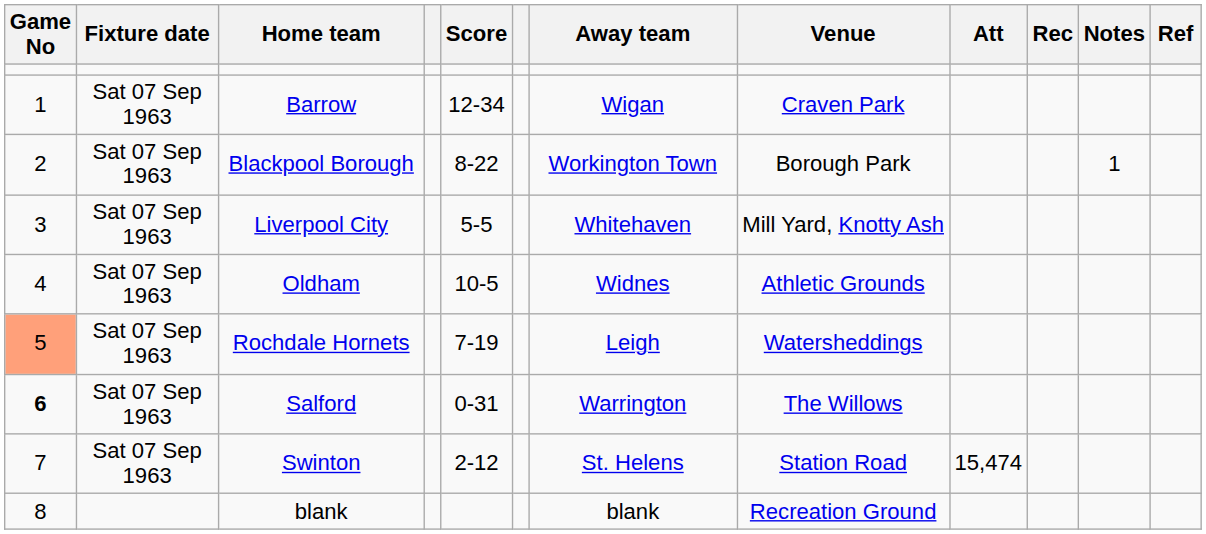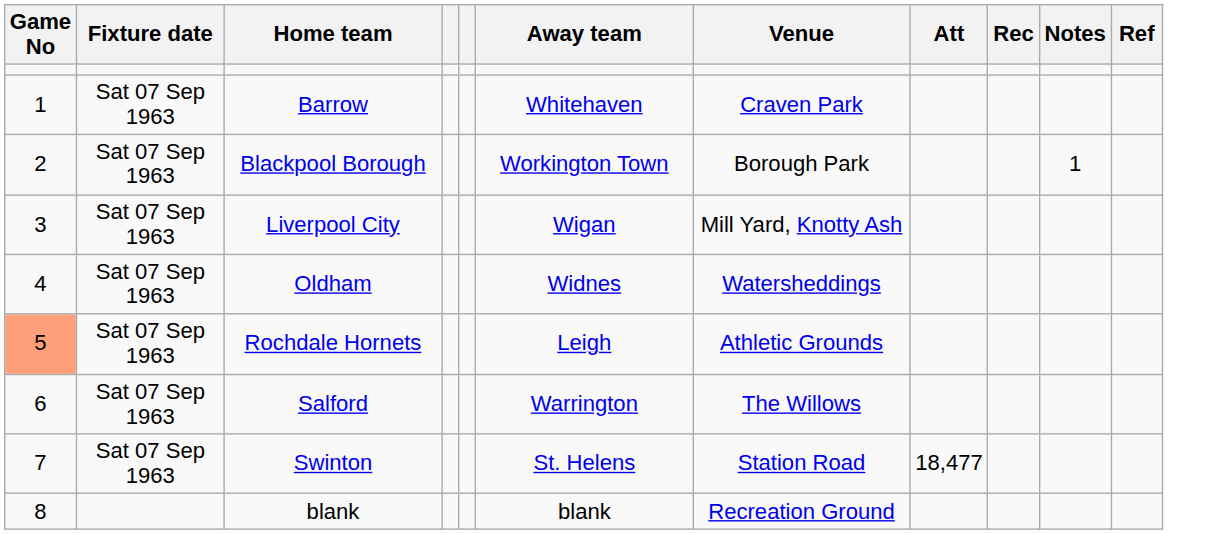- column: (476, 34)
(633, 104) Wigan -> (584, 104) Whitehaven
(633, 224) Whitehaven -> (584, 224) Wigan
(843, 284) Athletic Grounds -> (802, 284) Watersheddings
(843, 343) Watersheddings -> (802, 343) Athletic Grounds
(40, 403) bold -> (40, 403) normal
(988, 463) 15,474 -> (949, 463) 18,477
